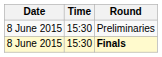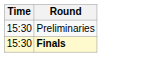- column: (34, 12)
